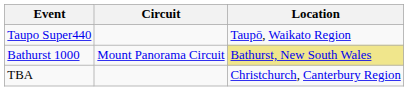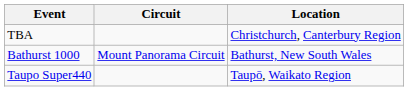rows swapped: (49, 34) <-> (20, 75)
(301, 55) khaki background -> (301, 55) no background
